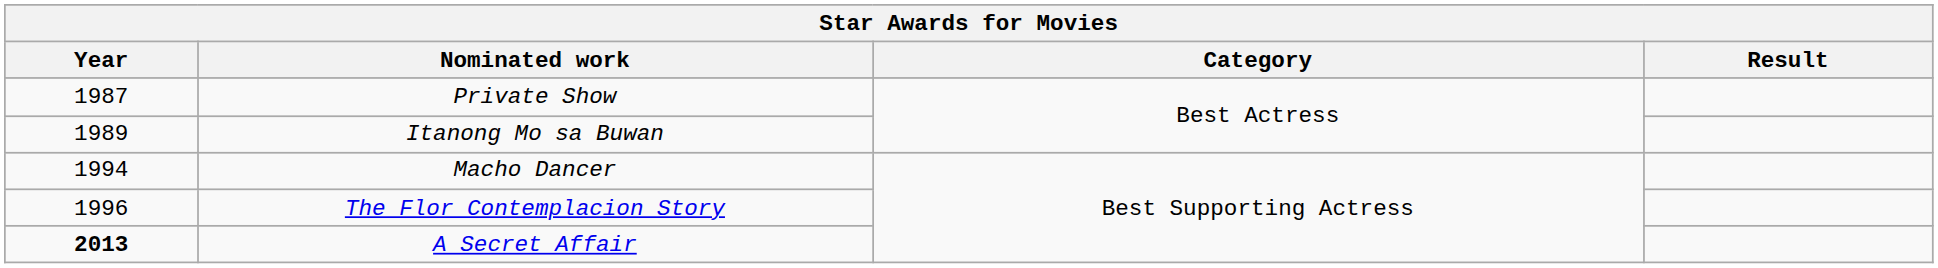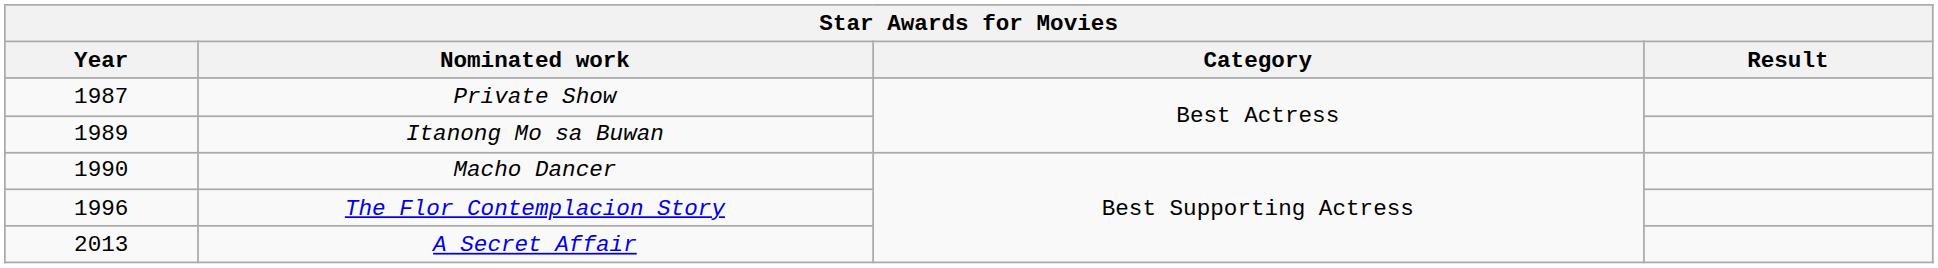(101, 171) 1994 -> (101, 171) 1990
(101, 245) bold -> (101, 245) normal
